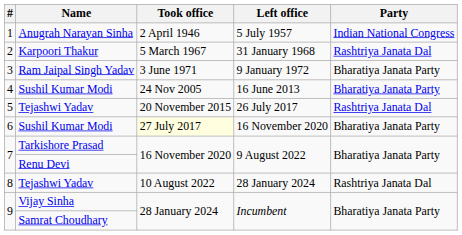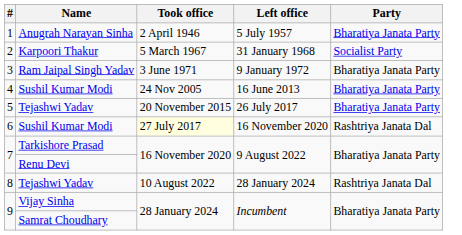(394, 32) Indian National Congress -> (387, 32) Bharatiya Janata Party
(382, 51) Rashtriya Janata Dal -> (368, 51) Socialist Party
(382, 107) Rashtriya Janata Dal -> (387, 107) Bharatiya Janata Party
(387, 126) Bharatiya Janata Party -> (382, 126) Rashtriya Janata Dal
